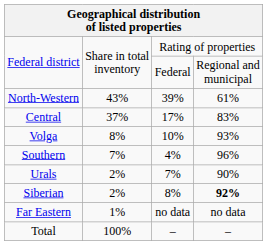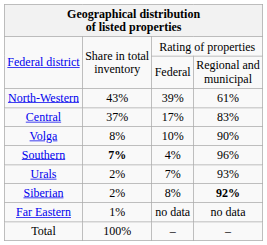(228, 136) 93% -> (228, 136) 90%
(117, 155) normal -> (117, 155) bold
(228, 174) 90% -> (228, 174) 93%
